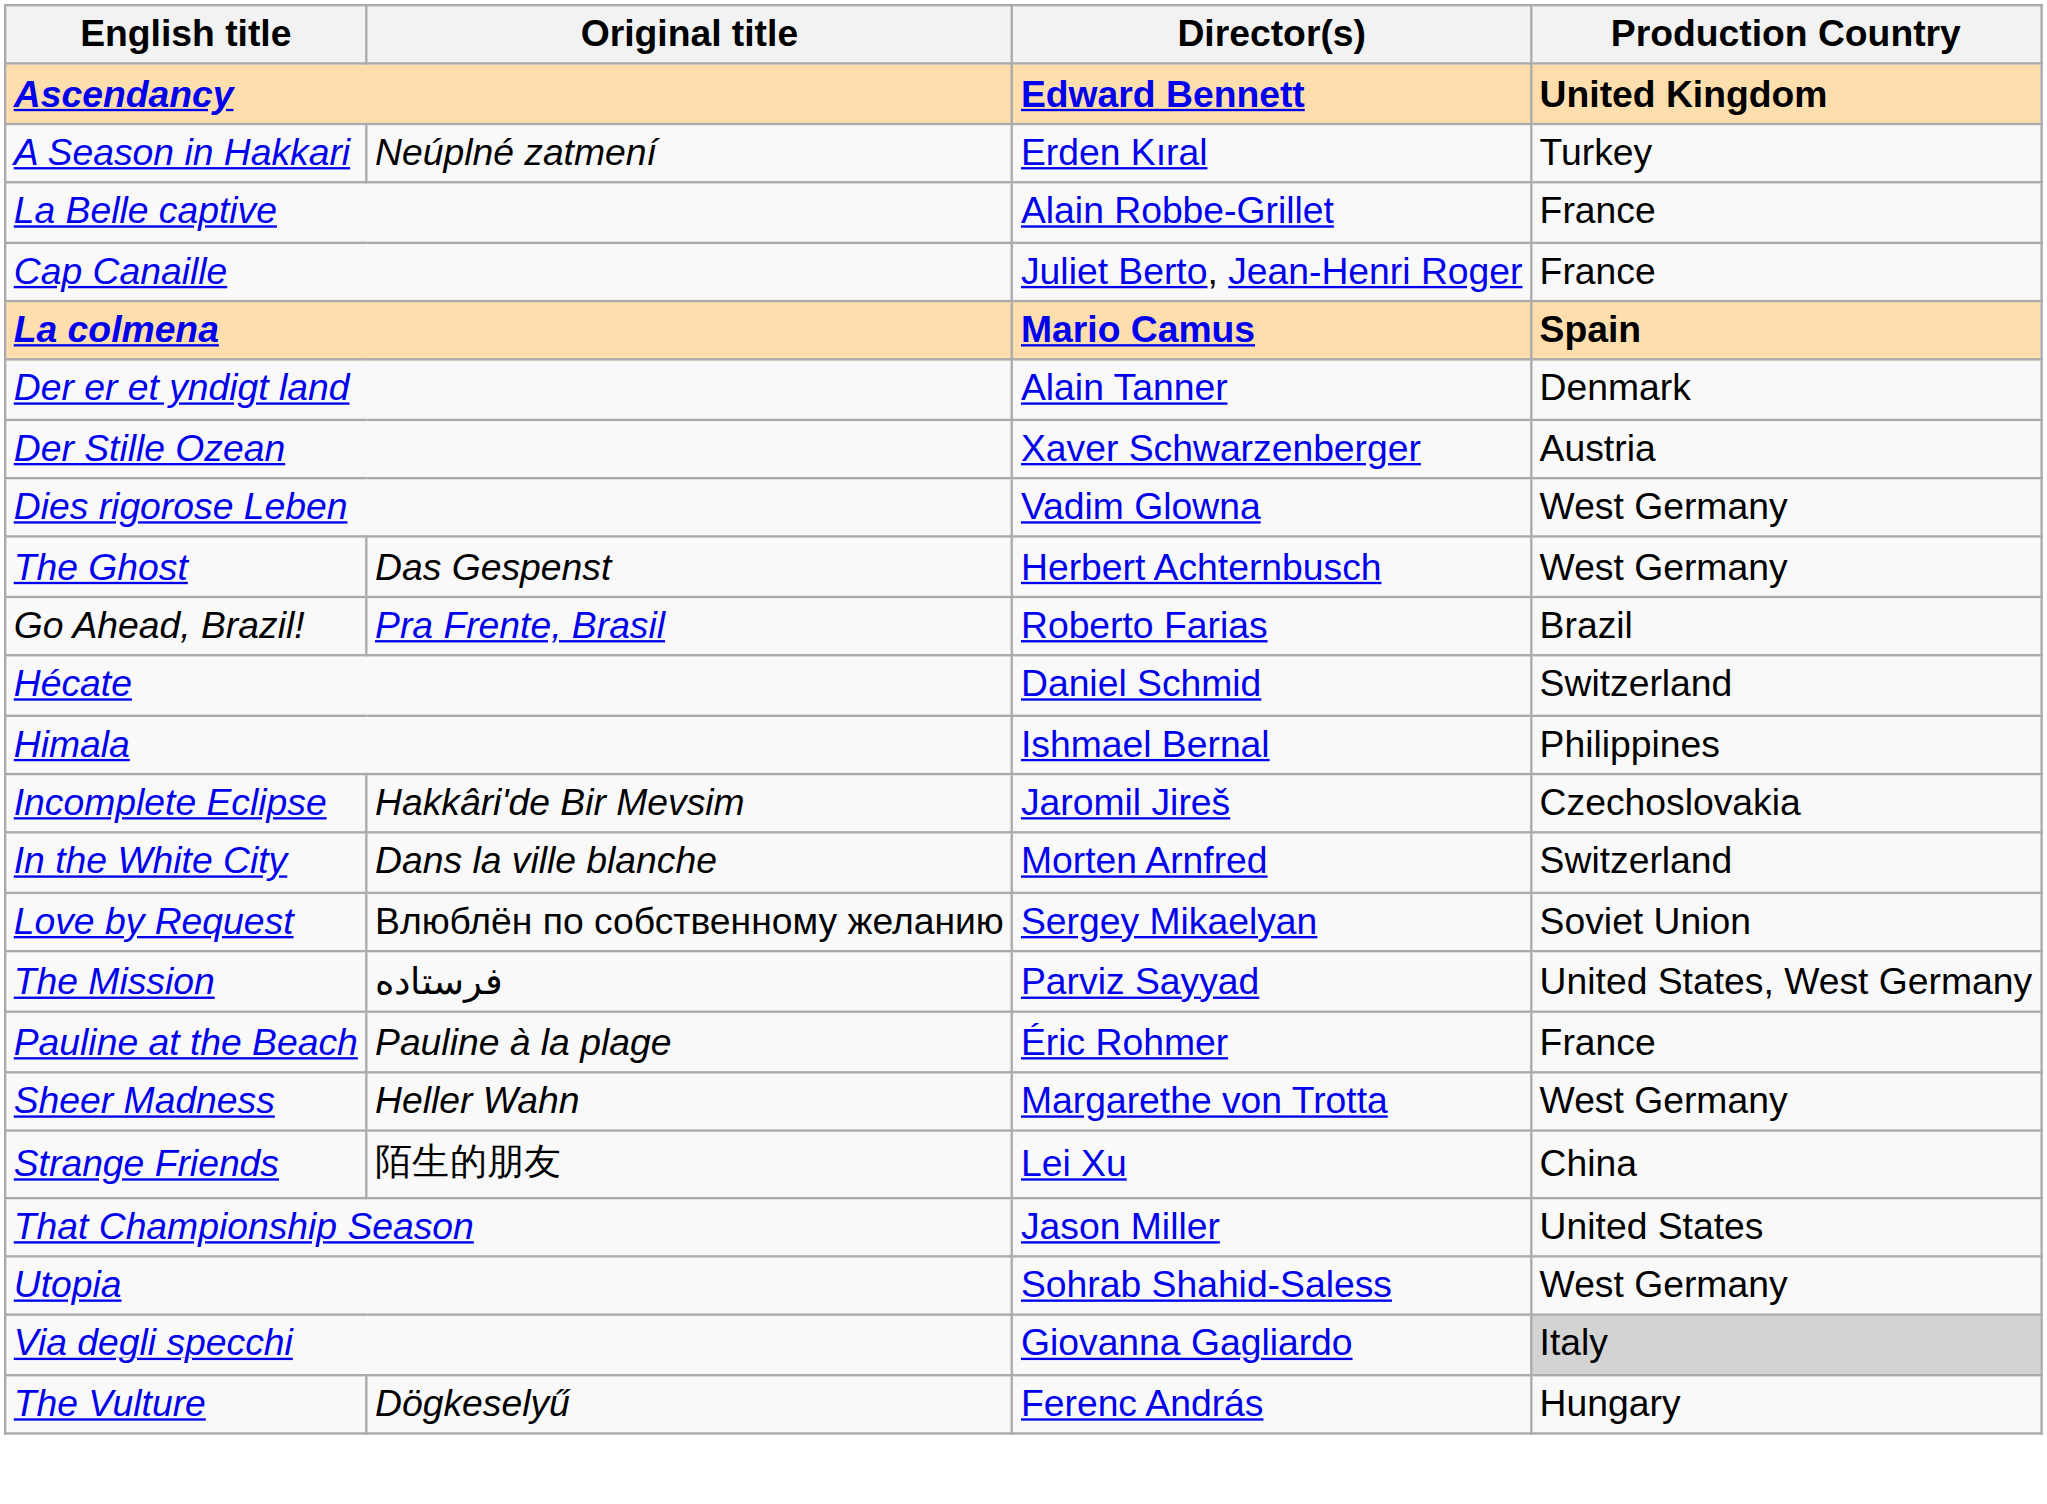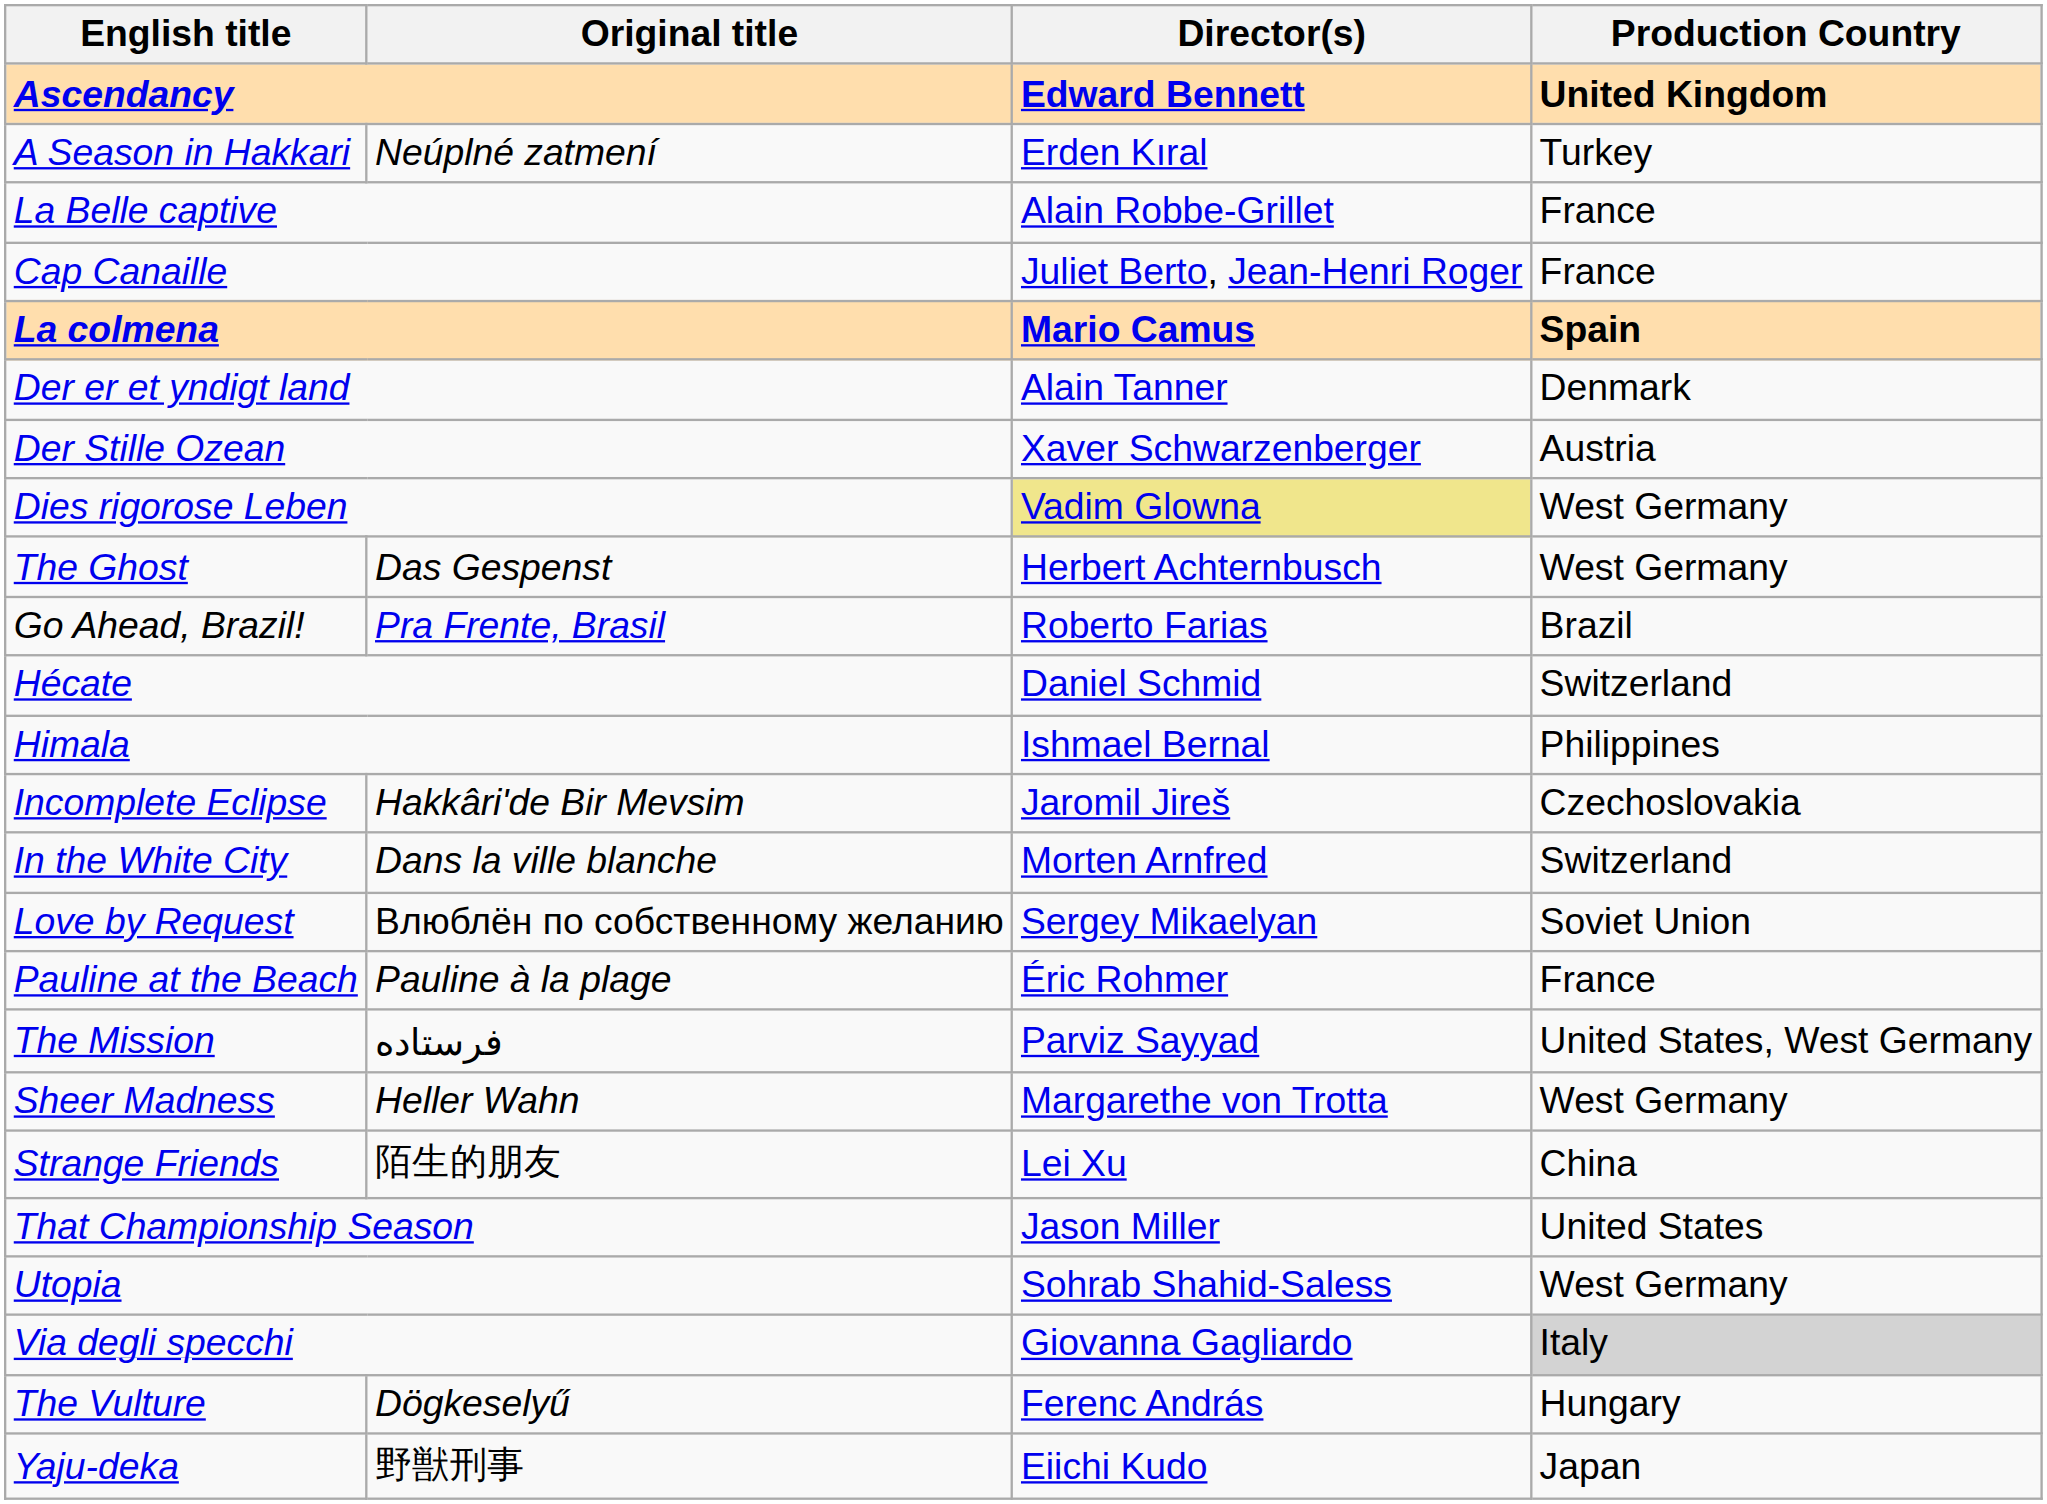(1141, 507) no background -> (1141, 507) khaki background
rows swapped: (114, 981) <-> (186, 1041)
+ row: (96, 1465)
